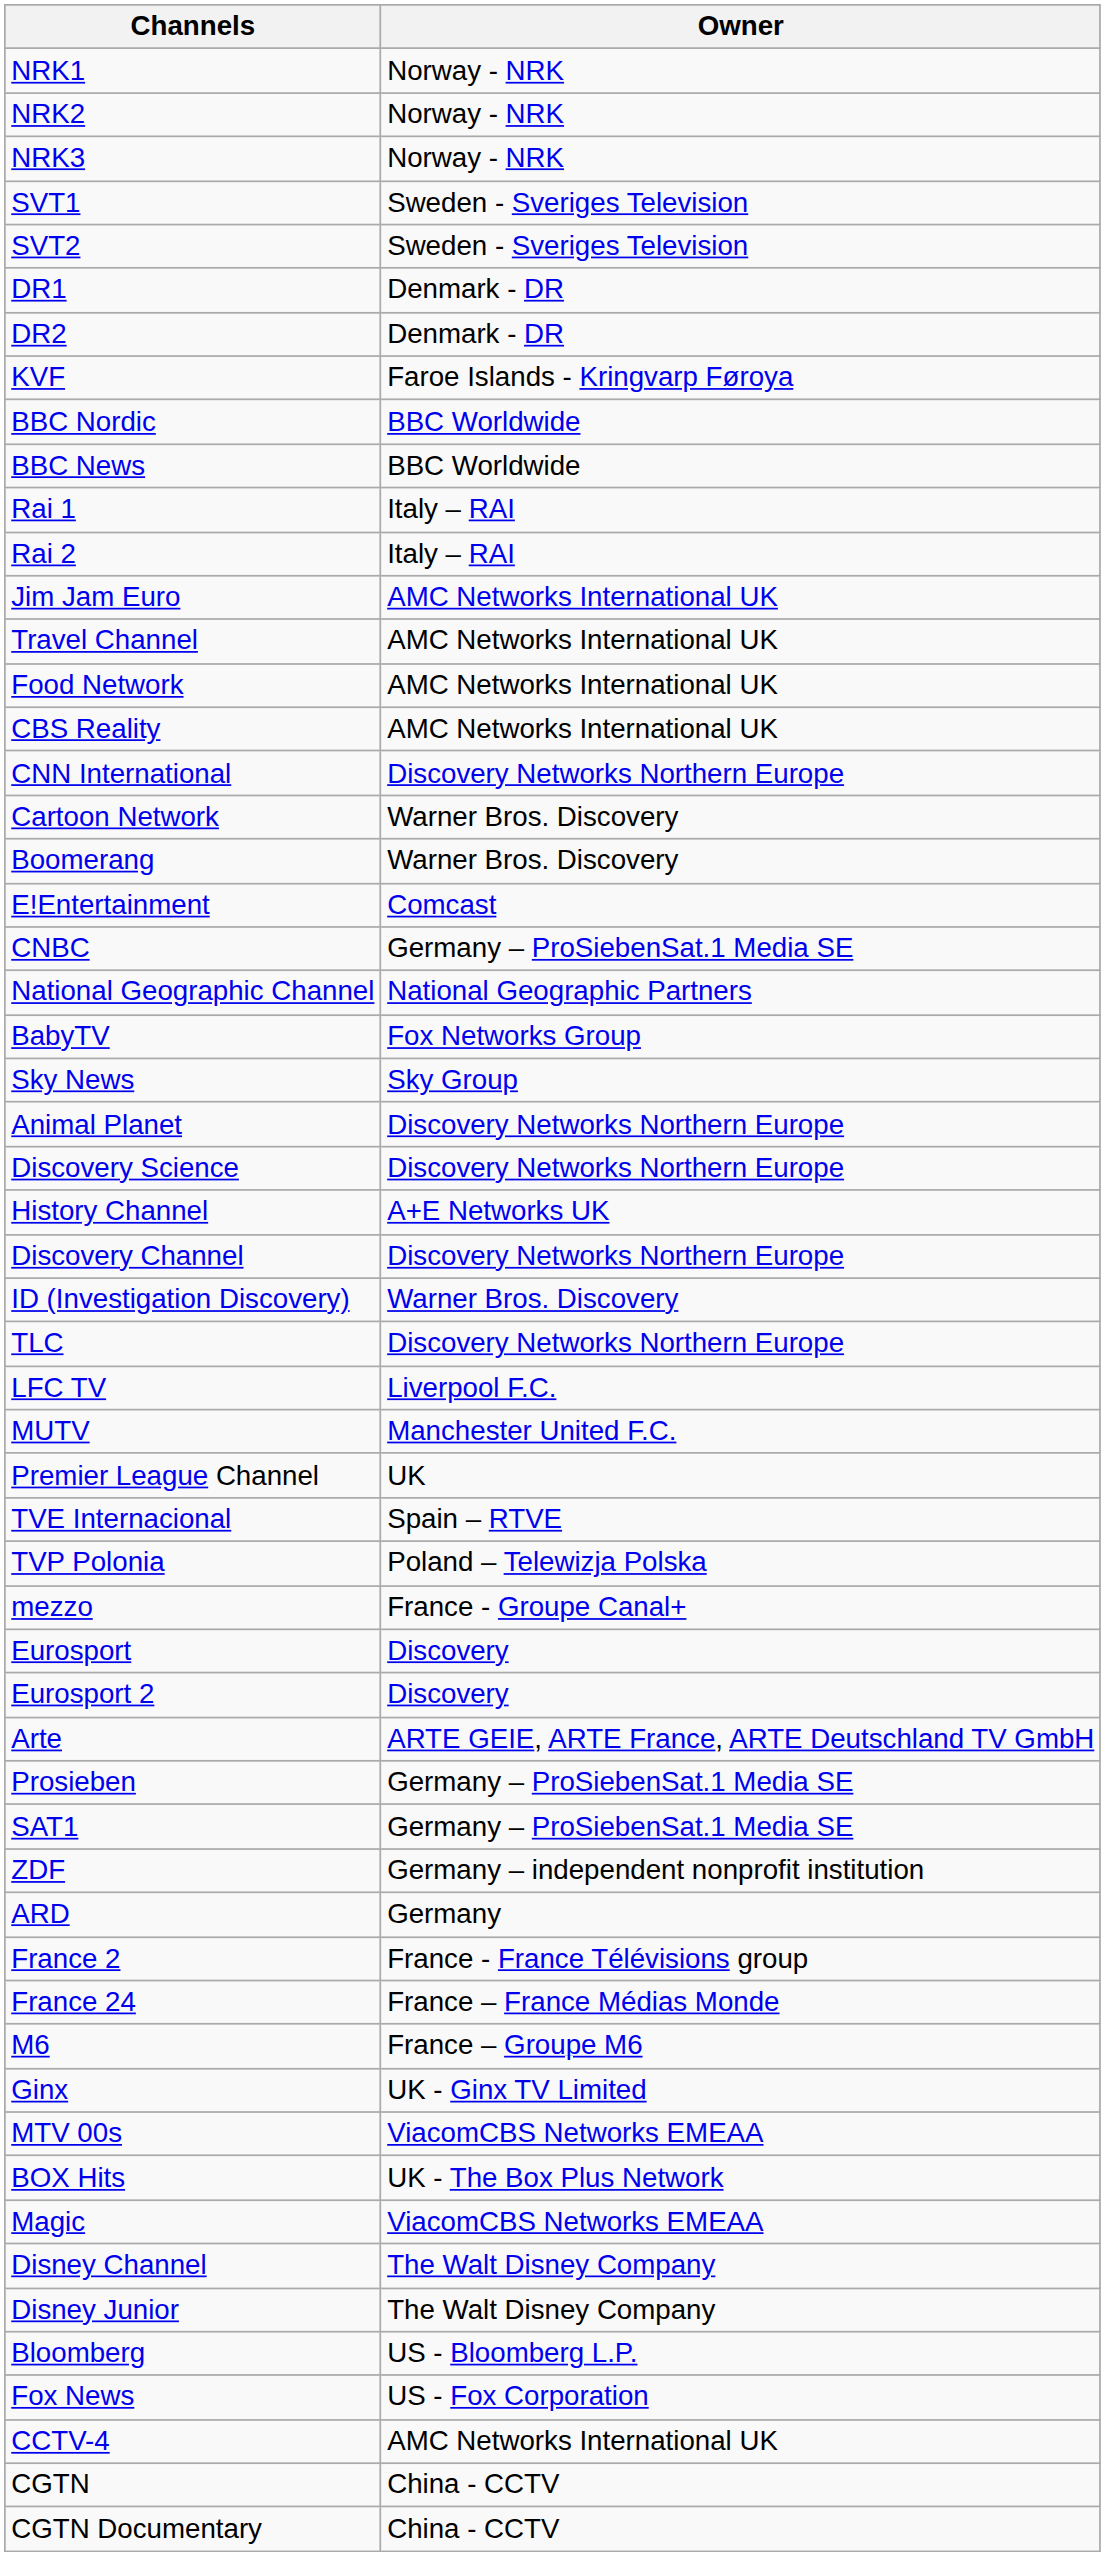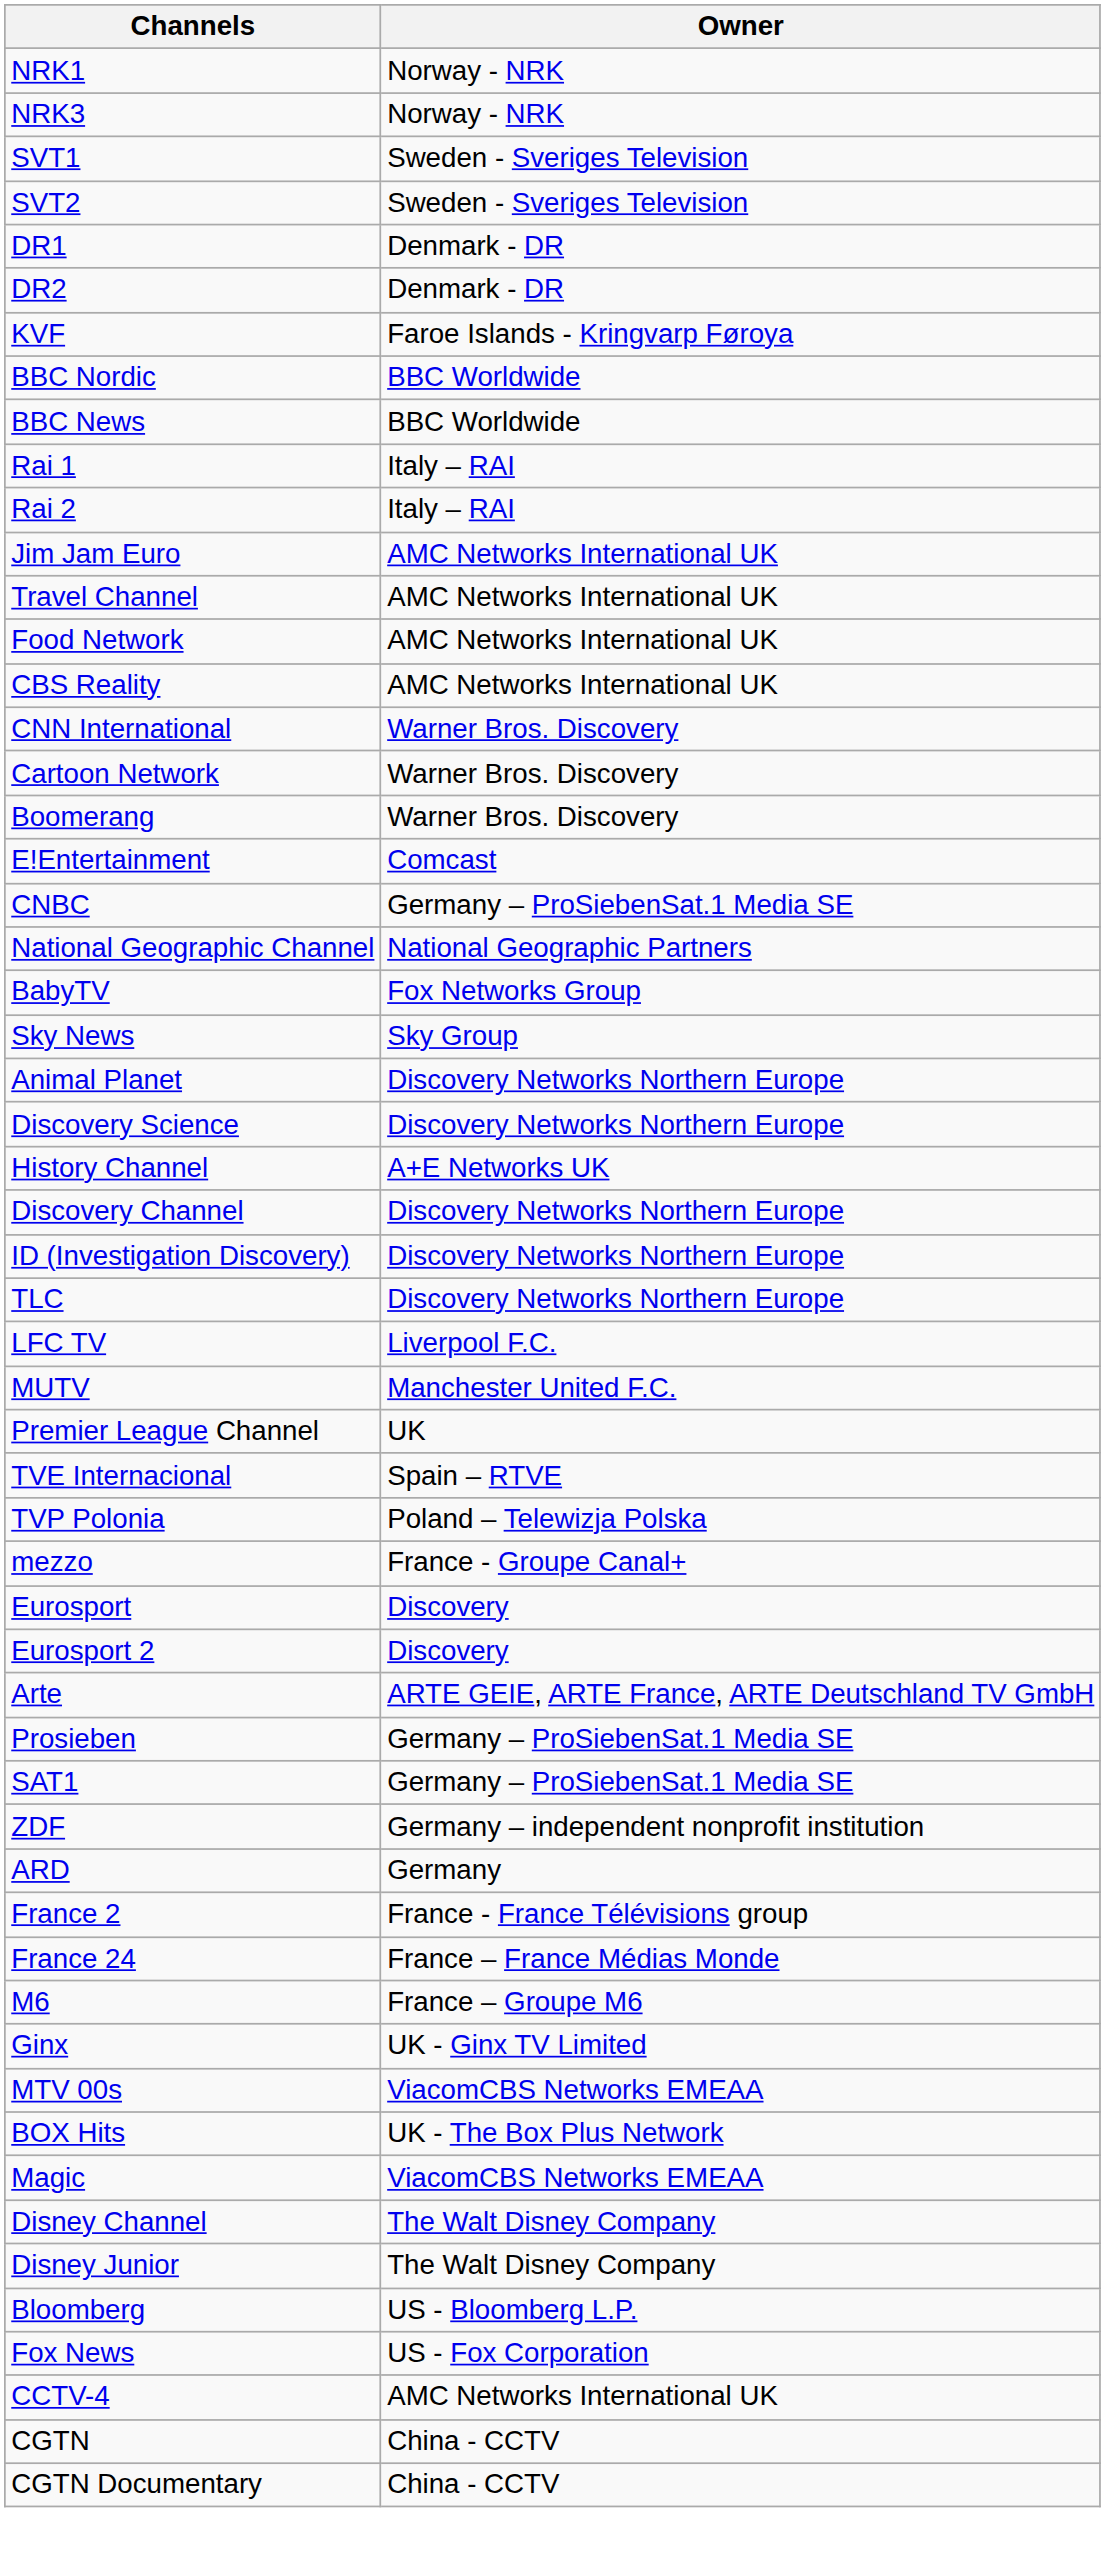- row: (48, 114)
(616, 772) Discovery Networks Northern Europe -> (533, 728) Warner Bros. Discovery
(533, 1299) Warner Bros. Discovery -> (616, 1255) Discovery Networks Northern Europe
